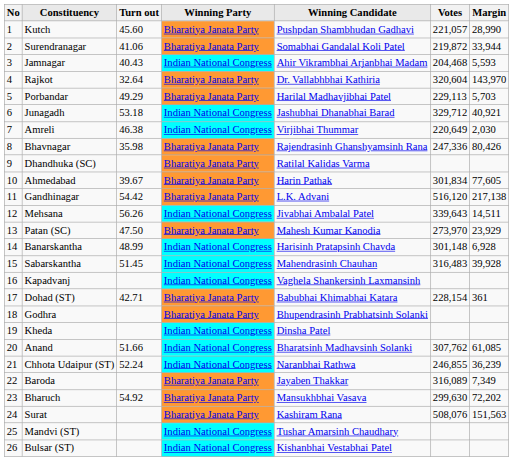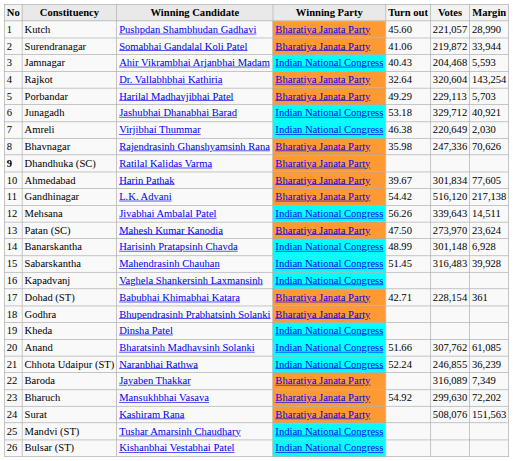columns swapped: (139, 12) <-> (352, 12)
(489, 79) 143,970 -> (489, 79) 143,254
(487, 146) 80,426 -> (487, 146) 70,626
(9, 163) normal -> (9, 163) bold
(487, 230) 23,929 -> (487, 230) 23,624
